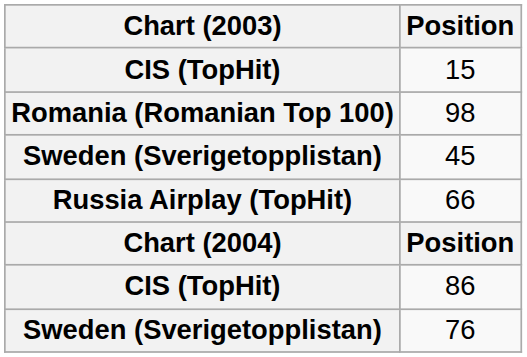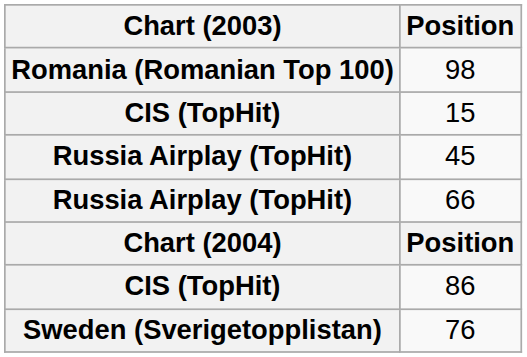rows swapped: (460, 69) <-> (460, 112)
(202, 156) Sweden (Sverigetopplistan) -> (202, 156) Russia Airplay (TopHit)
